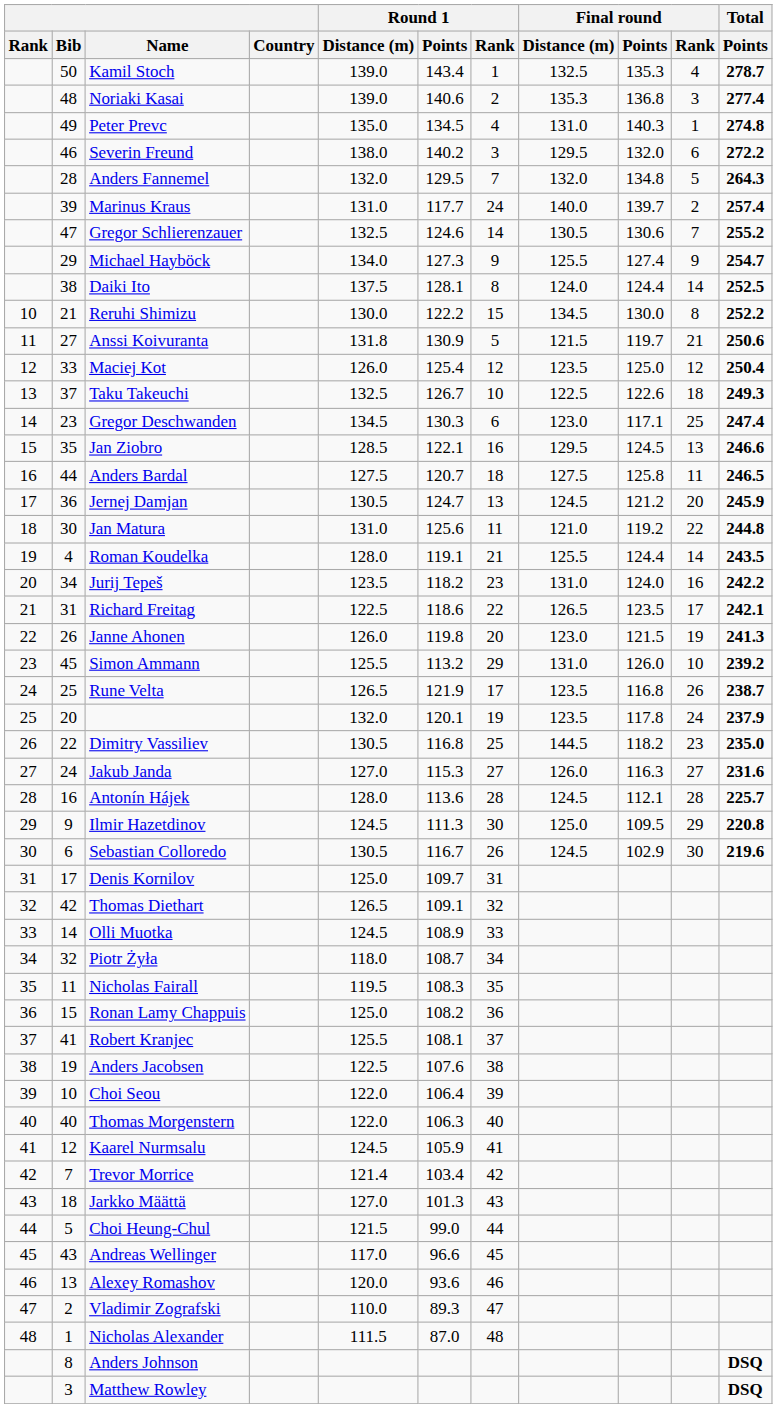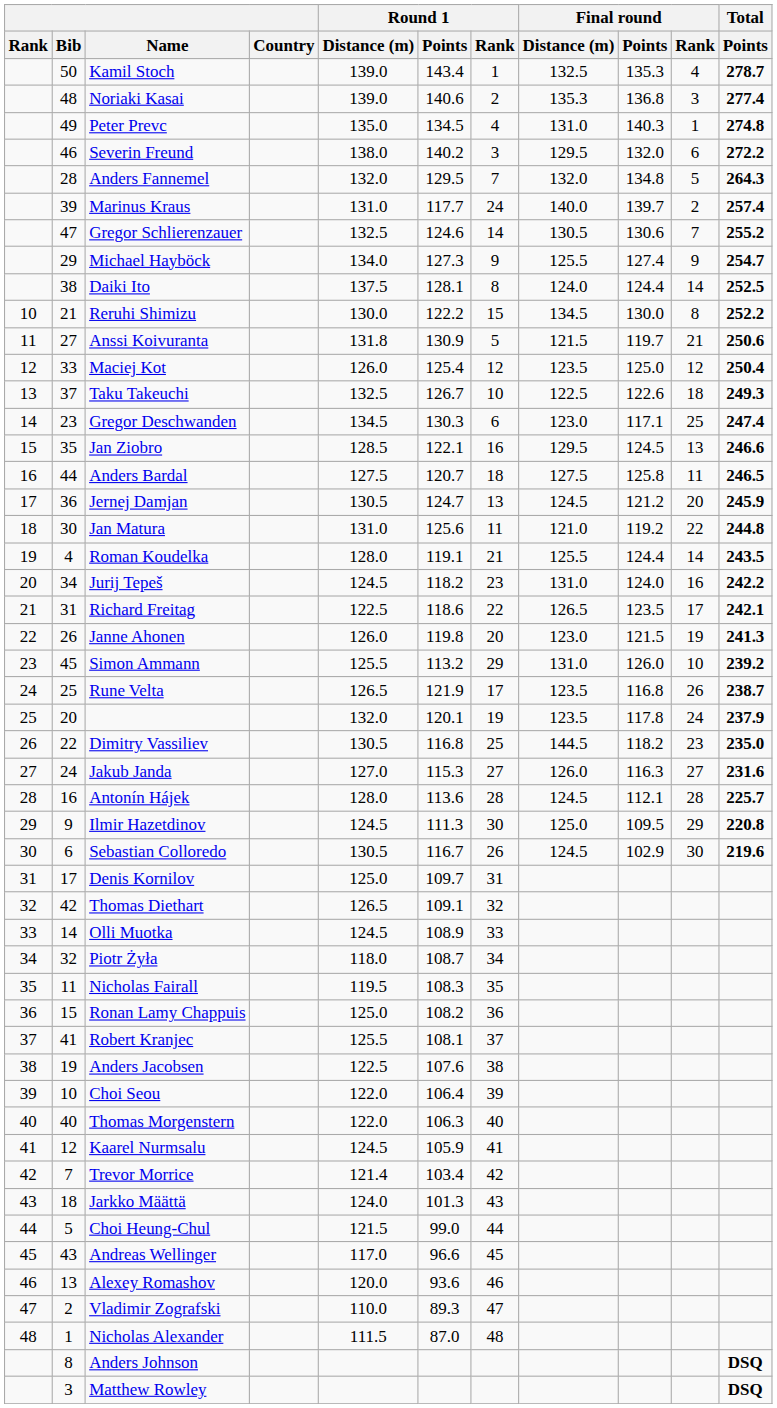(368, 582) 123.5 -> (368, 582) 124.5
(368, 1201) 127.0 -> (368, 1201) 124.0
